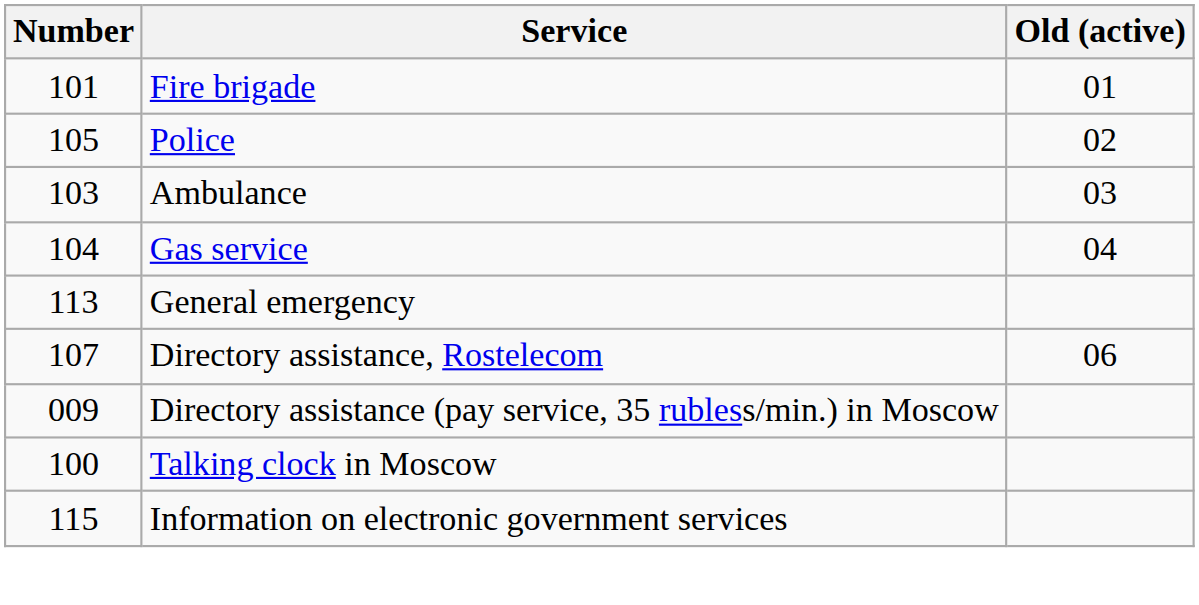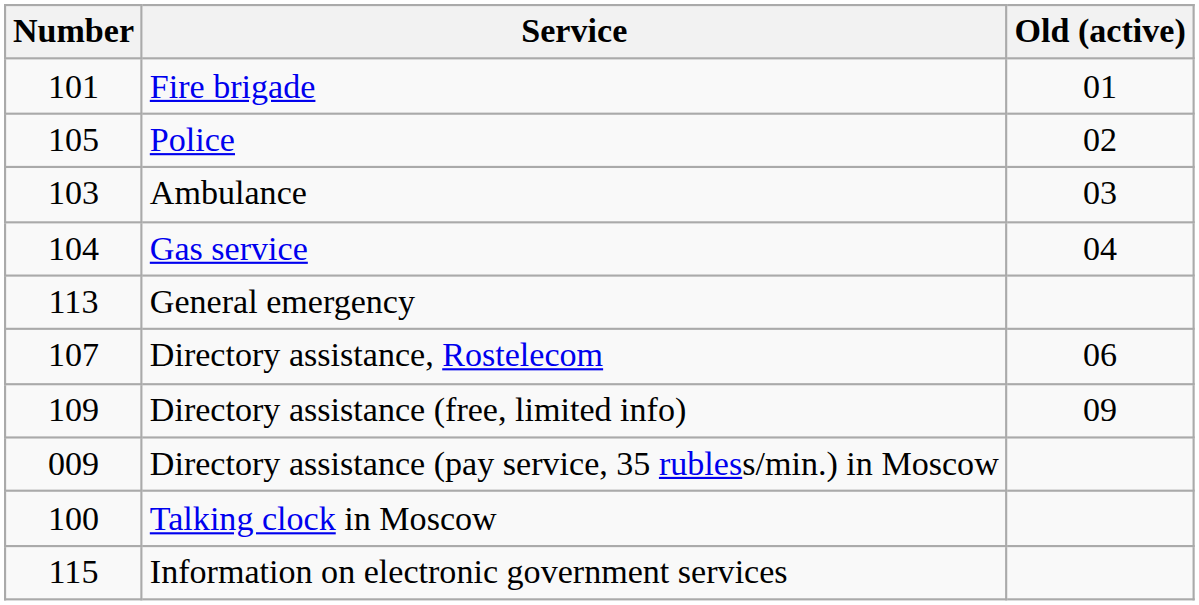+ row: (418, 409)
